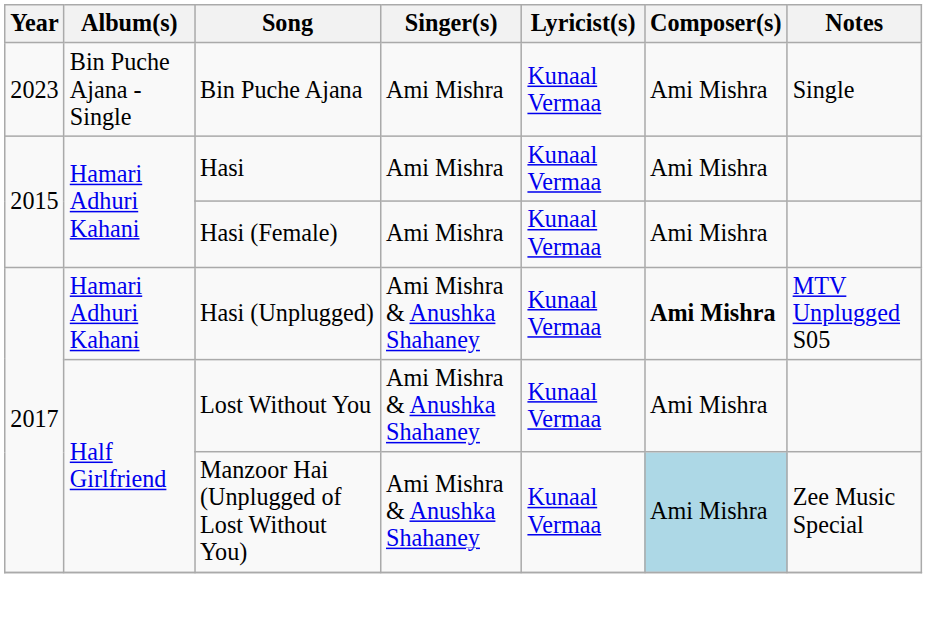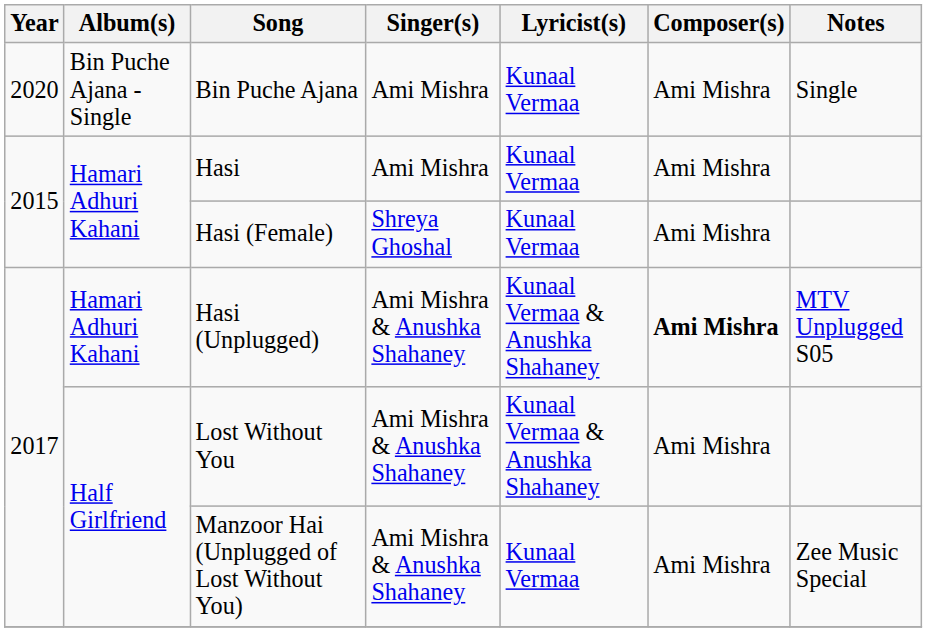(34, 89) 2023 -> (34, 89) 2020
(445, 233) Ami Mishra -> (412, 233) Shreya Ghoshal
(564, 312) Kunaal Vermaa -> (555, 326) Kunaal Vermaa & Anushka Shahaney
(564, 405) Kunaal Vermaa -> (555, 446) Kunaal Vermaa & Anushka Shahaney
(709, 511) lightblue background -> (712, 566) no background
